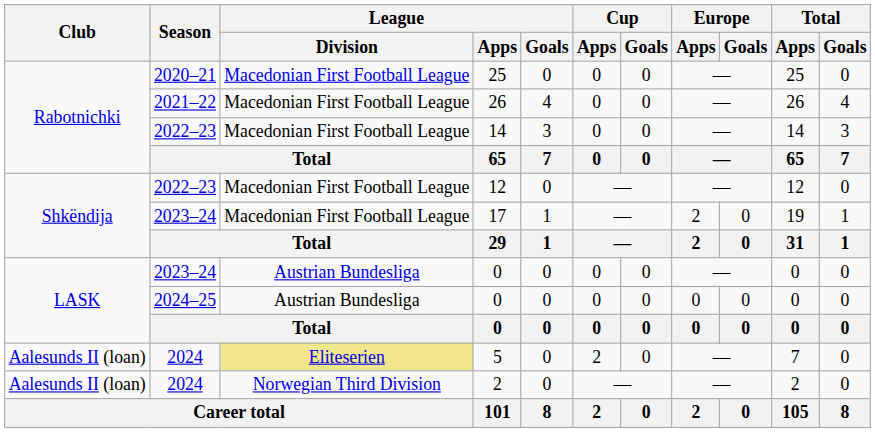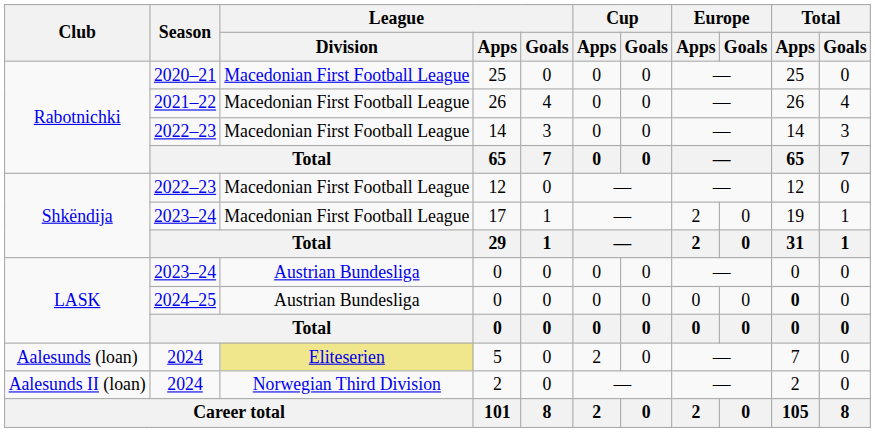(795, 300) normal -> (795, 300) bold
(77, 356) Aalesunds II (loan) -> (77, 356) Aalesunds (loan)
